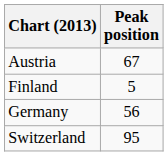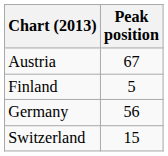(131, 138) 95 -> (131, 138) 15
